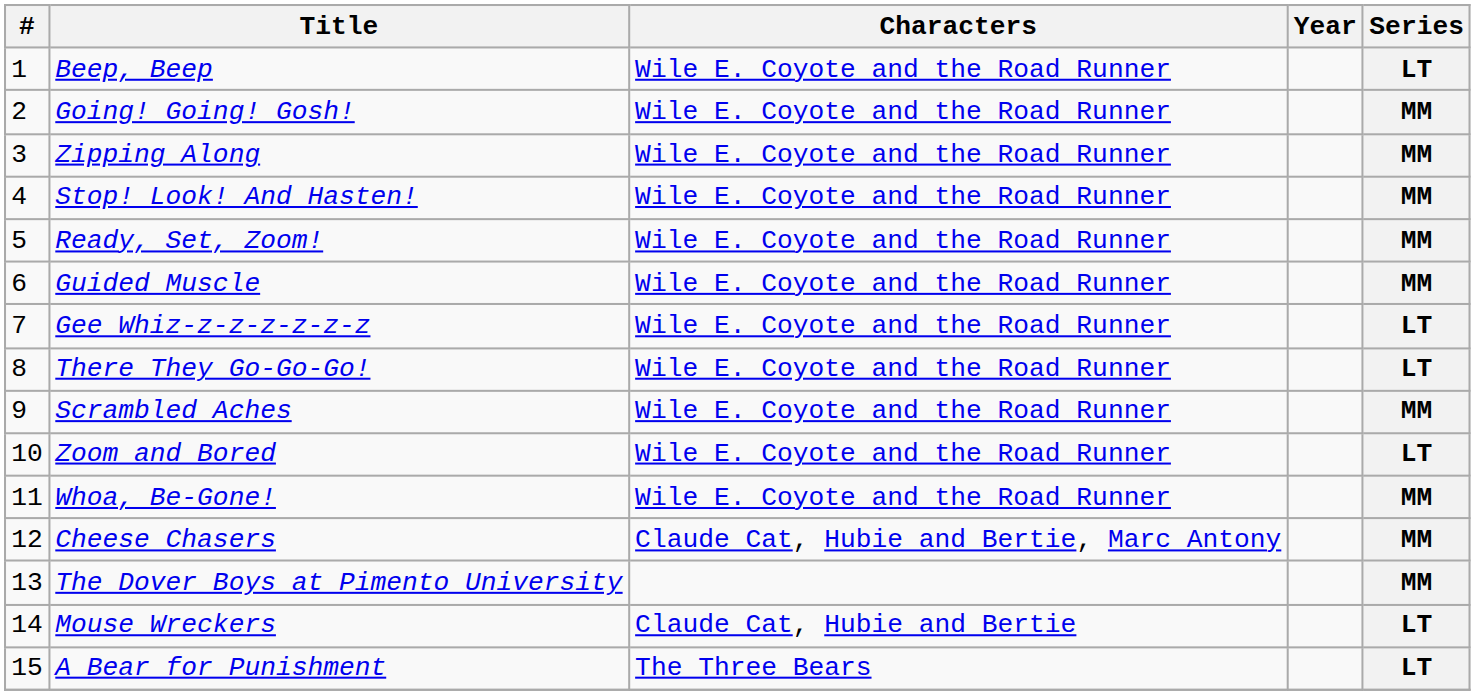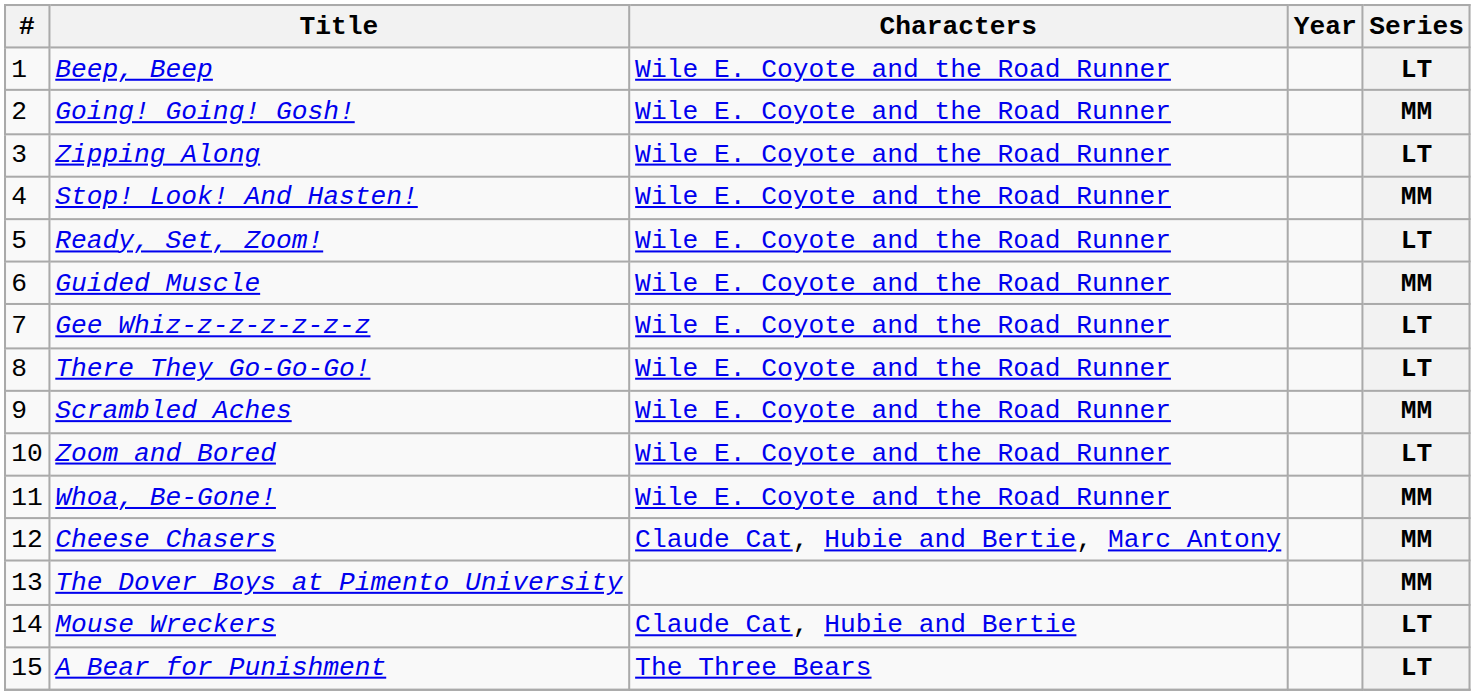(1417, 155) MM -> (1417, 155) LT
(1417, 240) MM -> (1417, 240) LT
